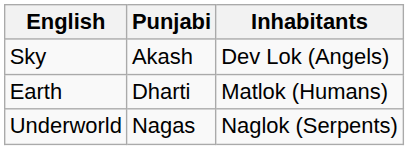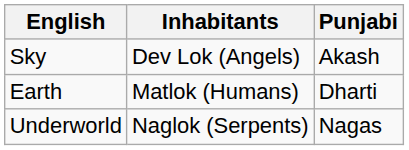columns swapped: (172, 21) <-> (310, 21)
